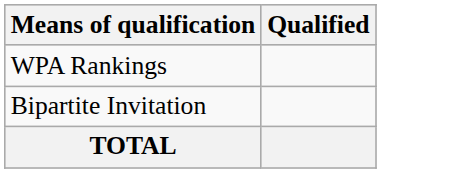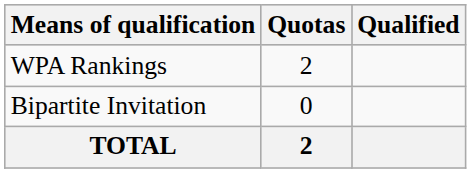+ column: (306, 24)
